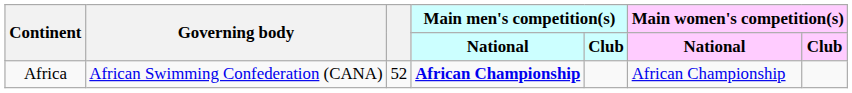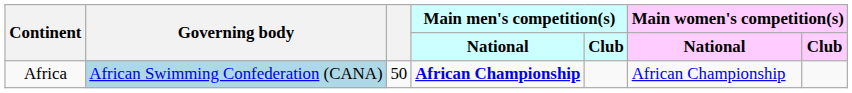(236, 74) no background -> (236, 74) lightblue background
(399, 74) 52 -> (399, 74) 50
